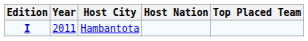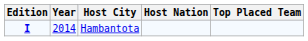(64, 28) 2011 -> (64, 28) 2014
